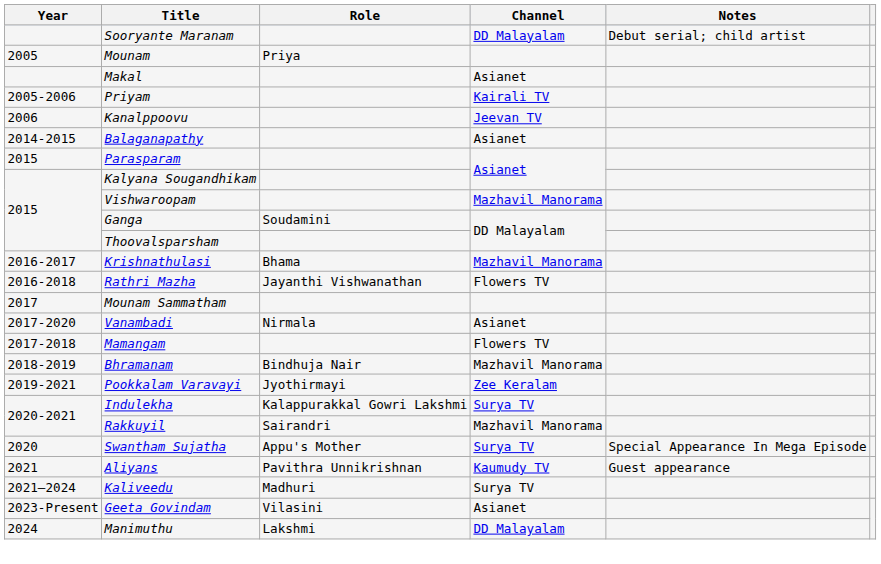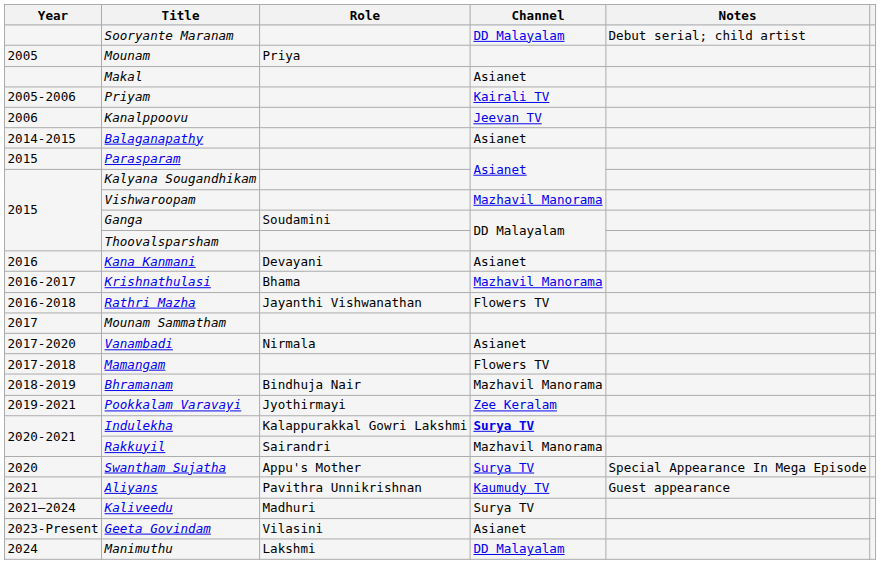+ row: (150, 261)
(504, 405) normal -> (504, 426) bold
